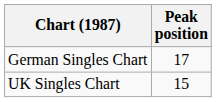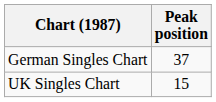(181, 59) 17 -> (181, 59) 37
